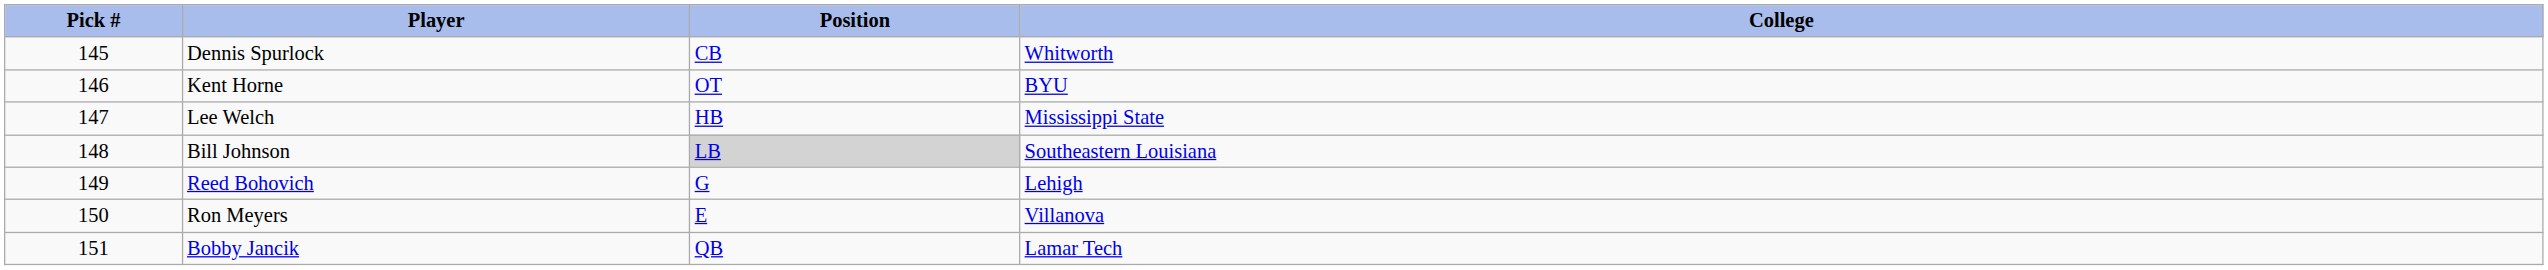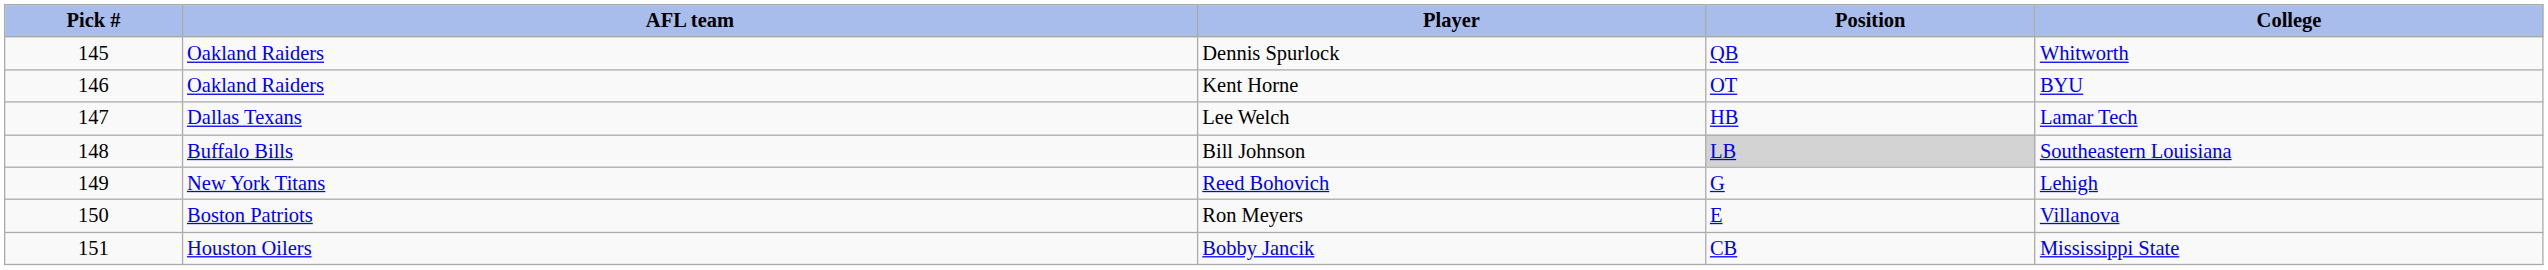+ column: (690, 20)
(708, 53) CB -> (1724, 53) QB
(1094, 118) Mississippi State -> (2089, 118) Lamar Tech
(709, 248) QB -> (1724, 248) CB
(1073, 248) Lamar Tech -> (2110, 248) Mississippi State
